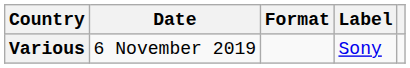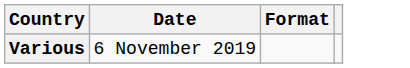- column: (366, 19)
